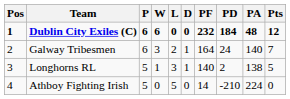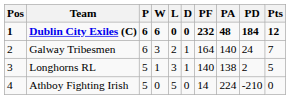columns swapped: (254, 13) <-> (230, 13)
